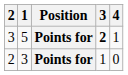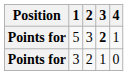columns swapped: (64, 15) <-> (11, 15)
